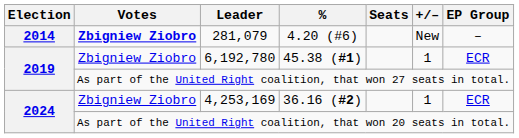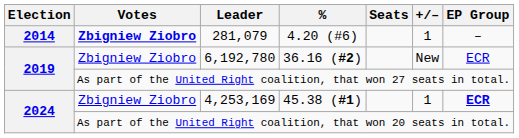(427, 37) New -> (427, 37) 1
(322, 58) 45.38 (#1) -> (322, 58) 36.16 (#2)
(427, 58) 1 -> (427, 58) New
(322, 101) 36.16 (#2) -> (322, 101) 45.38 (#1)
(478, 101) normal -> (478, 101) bold
